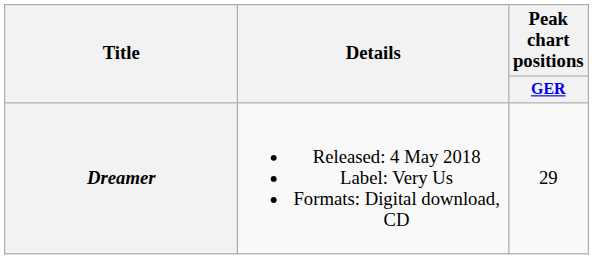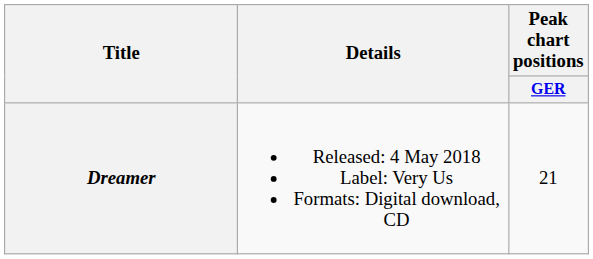(548, 178) 29 -> (548, 178) 21
